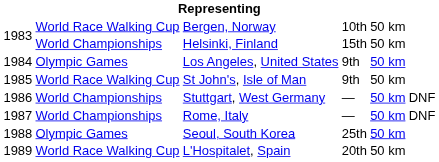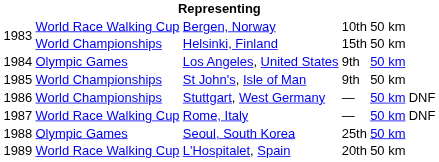(108, 80) World Race Walking Cup -> (99, 80) World Championships
(99, 115) World Championships -> (108, 115) World Race Walking Cup
